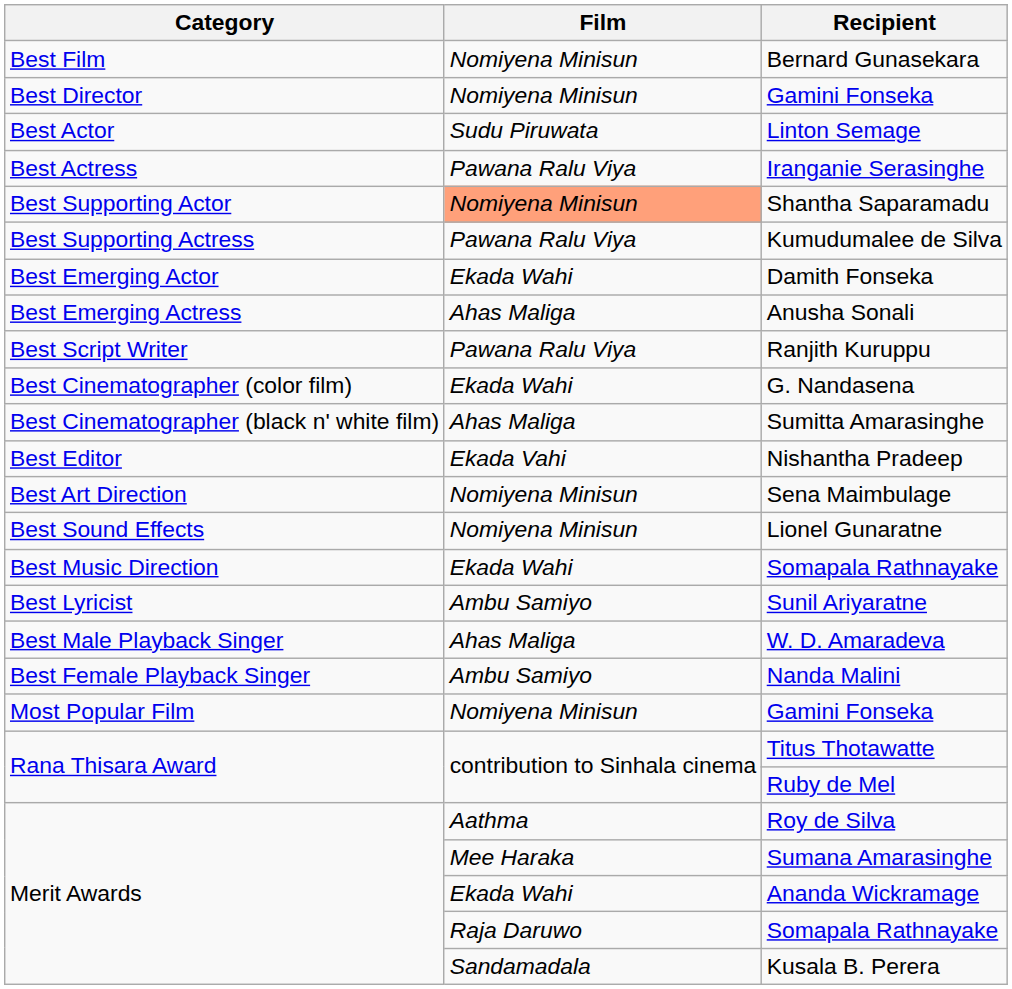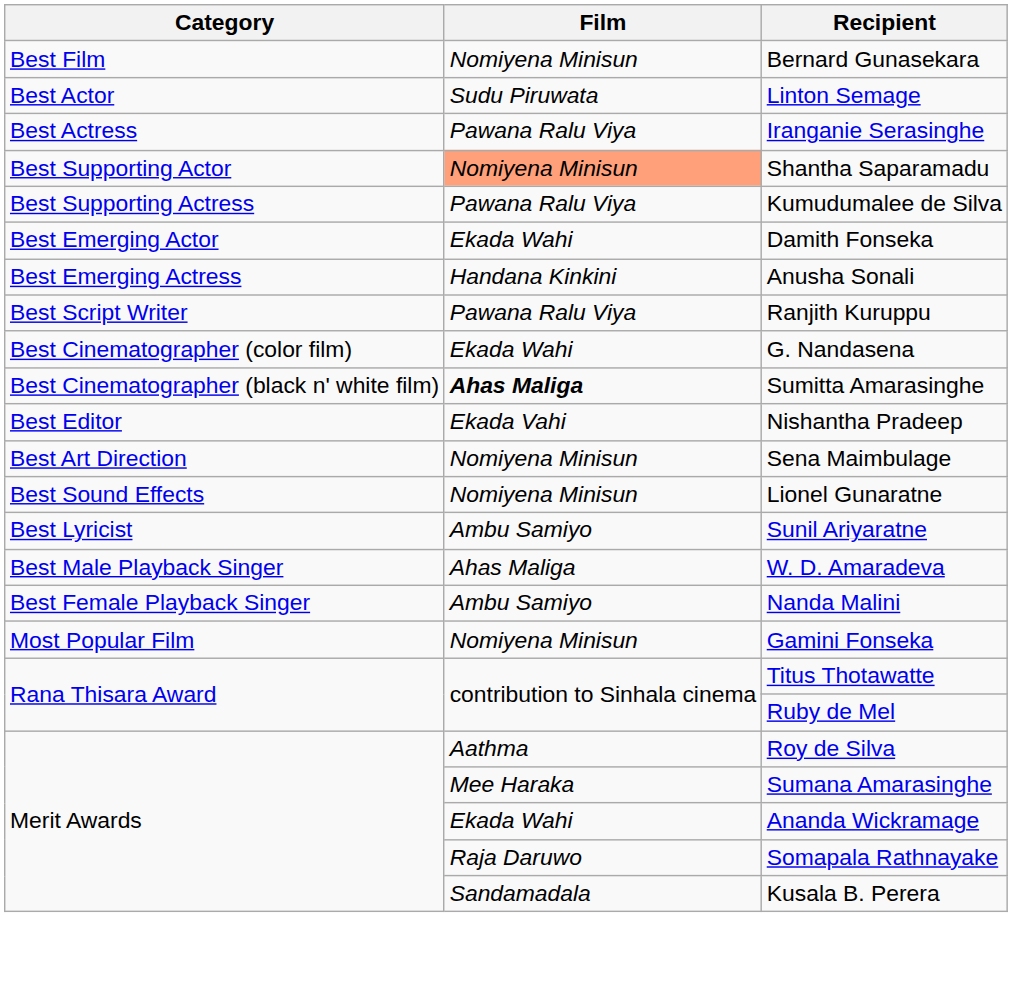- row: (76, 95)
(513, 312) Ahas Maliga -> (533, 276) Handana Kinkini
(513, 421) normal -> (516, 385) bold
- row: (114, 566)
